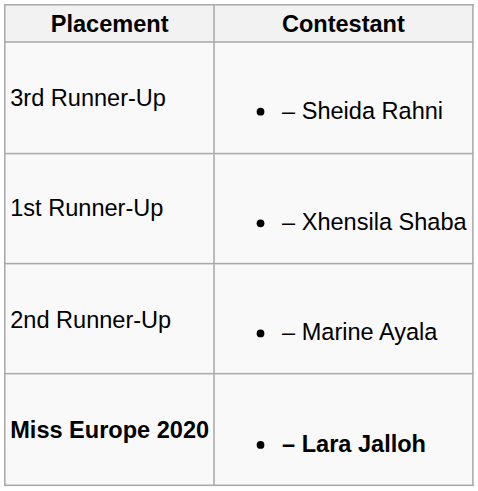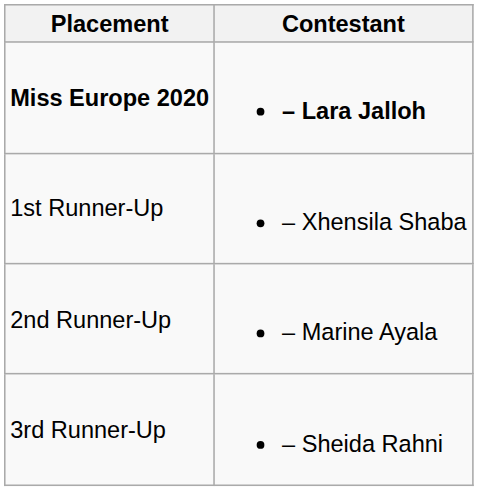rows swapped: (110, 430) <-> (88, 98)
